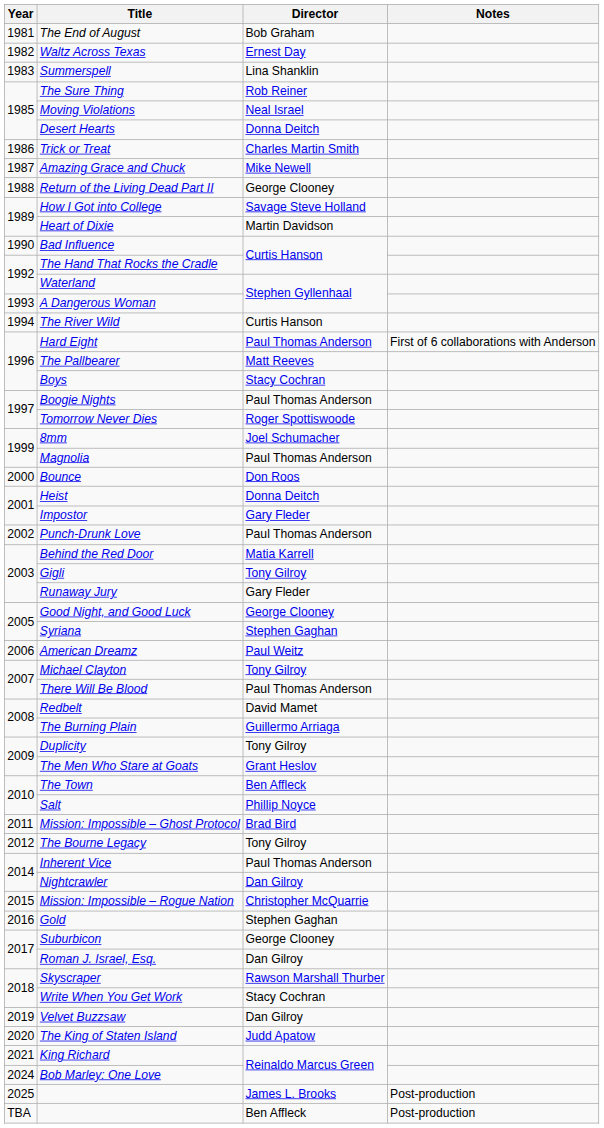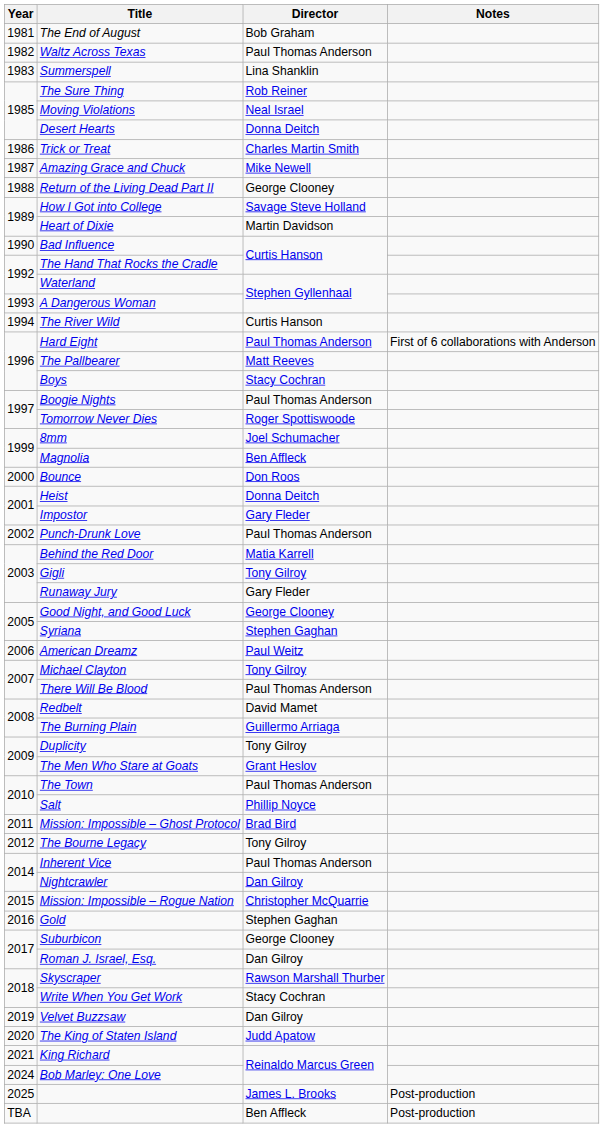(276, 52) Ernest Day -> (309, 52) Paul Thomas Anderson
(309, 457) Paul Thomas Anderson -> (276, 457) Ben Affleck
(276, 785) Ben Affleck -> (309, 785) Paul Thomas Anderson
